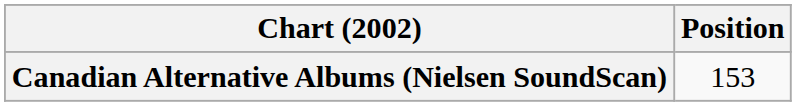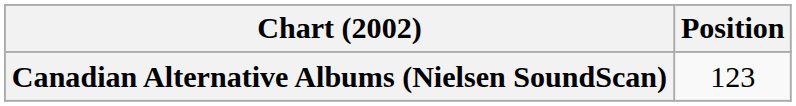(733, 76) 153 -> (733, 76) 123
